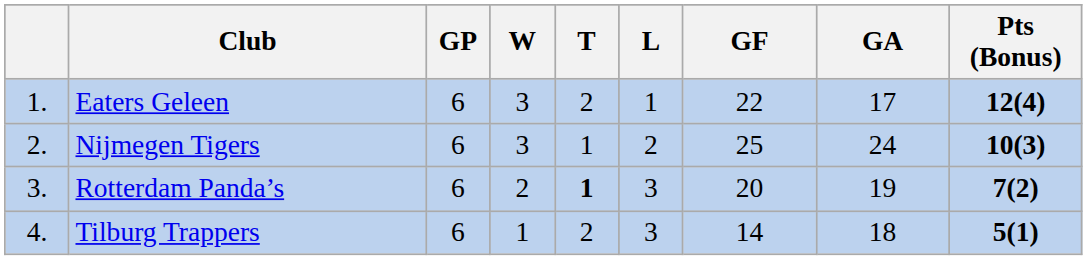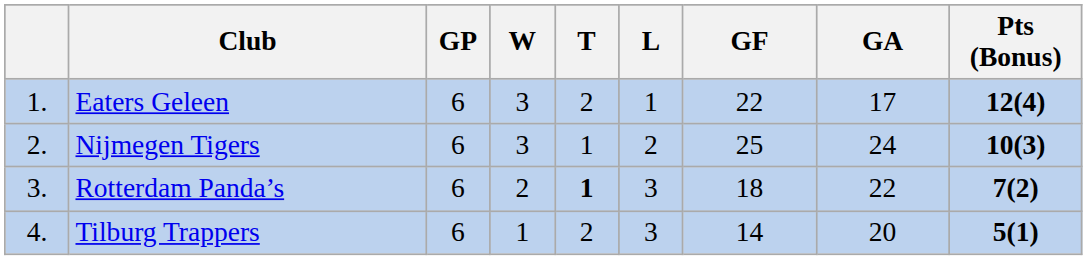(750, 188) 20 -> (750, 188) 18
(883, 188) 19 -> (883, 188) 22
(883, 231) 18 -> (883, 231) 20
